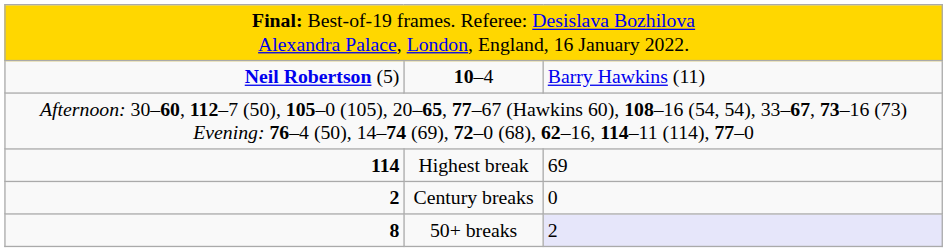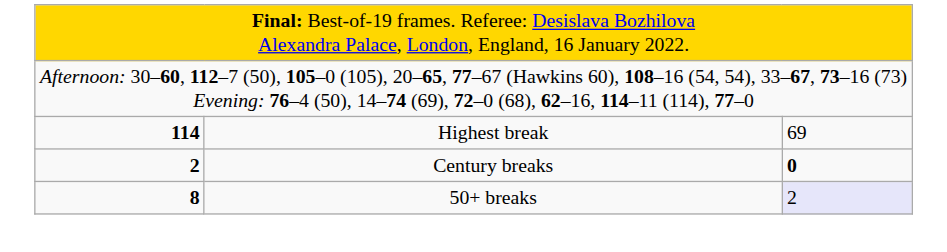- row: (474, 76)
(553, 198) normal -> (792, 165) bold
